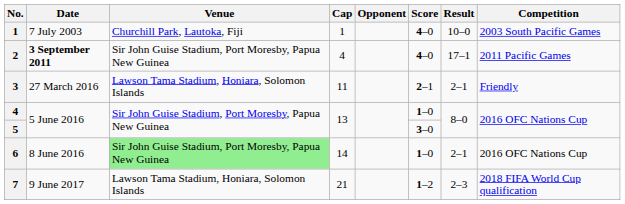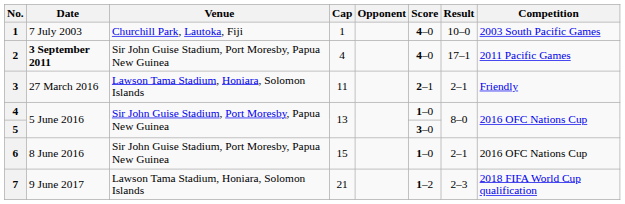(216, 153) lightgreen background -> (216, 153) no background
(342, 153) 14 -> (342, 153) 15
